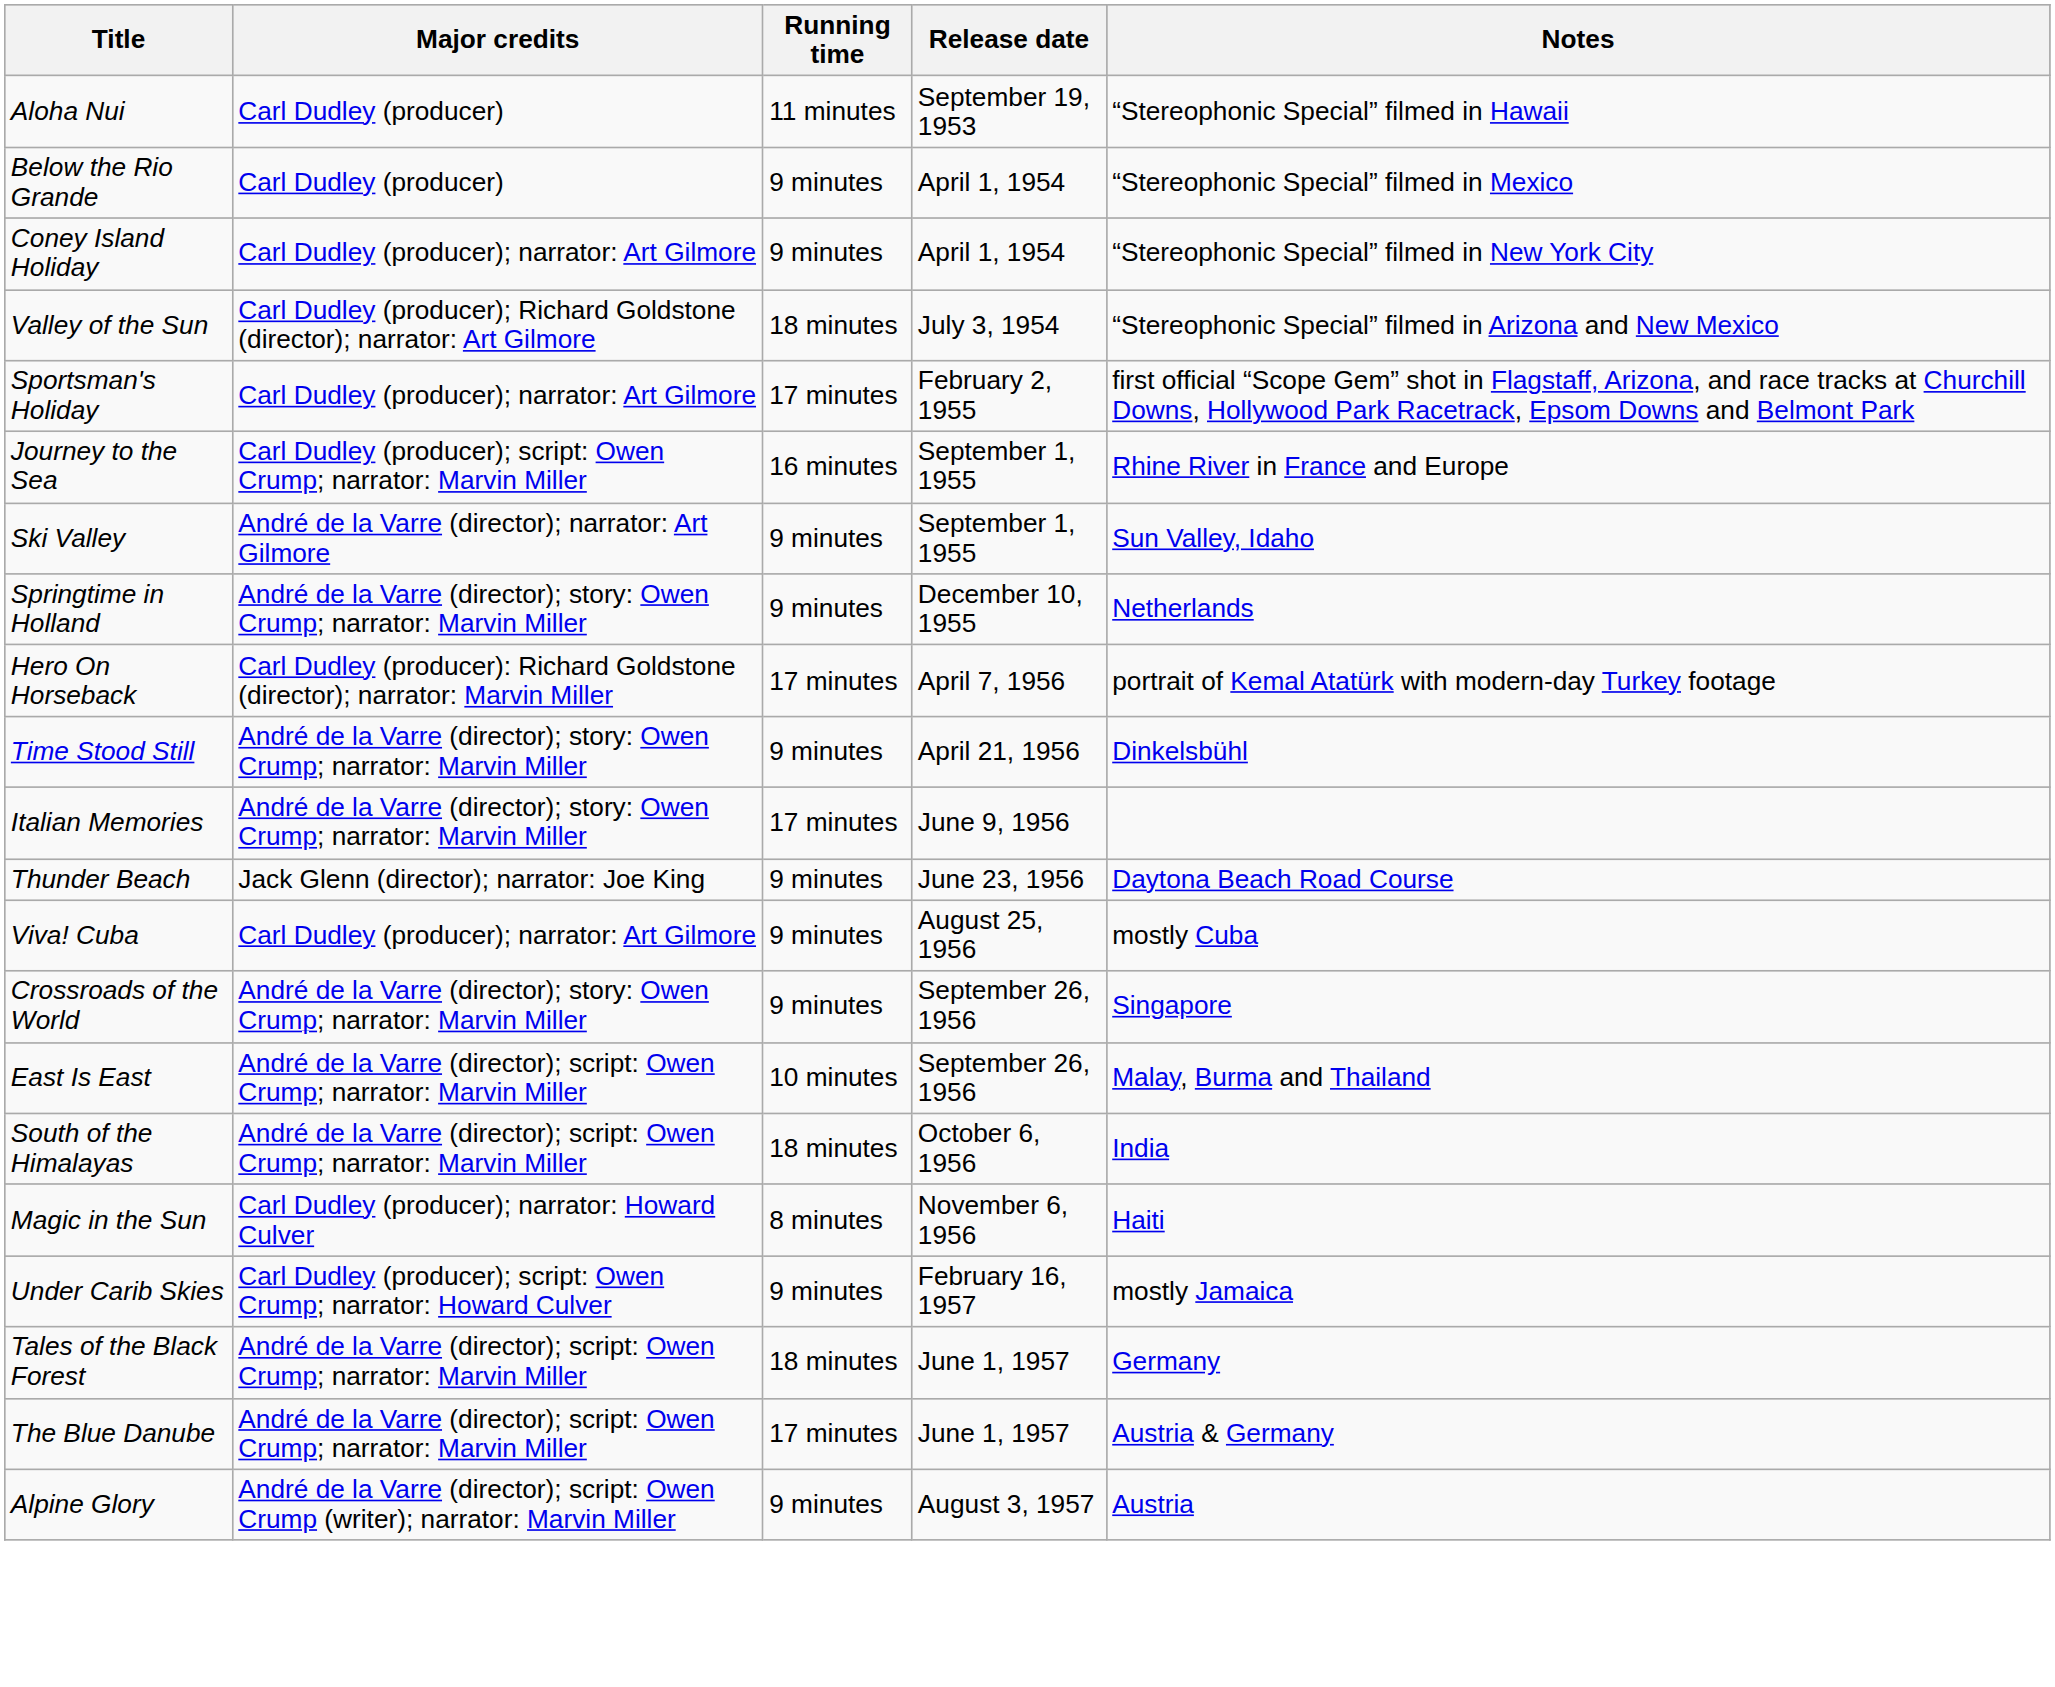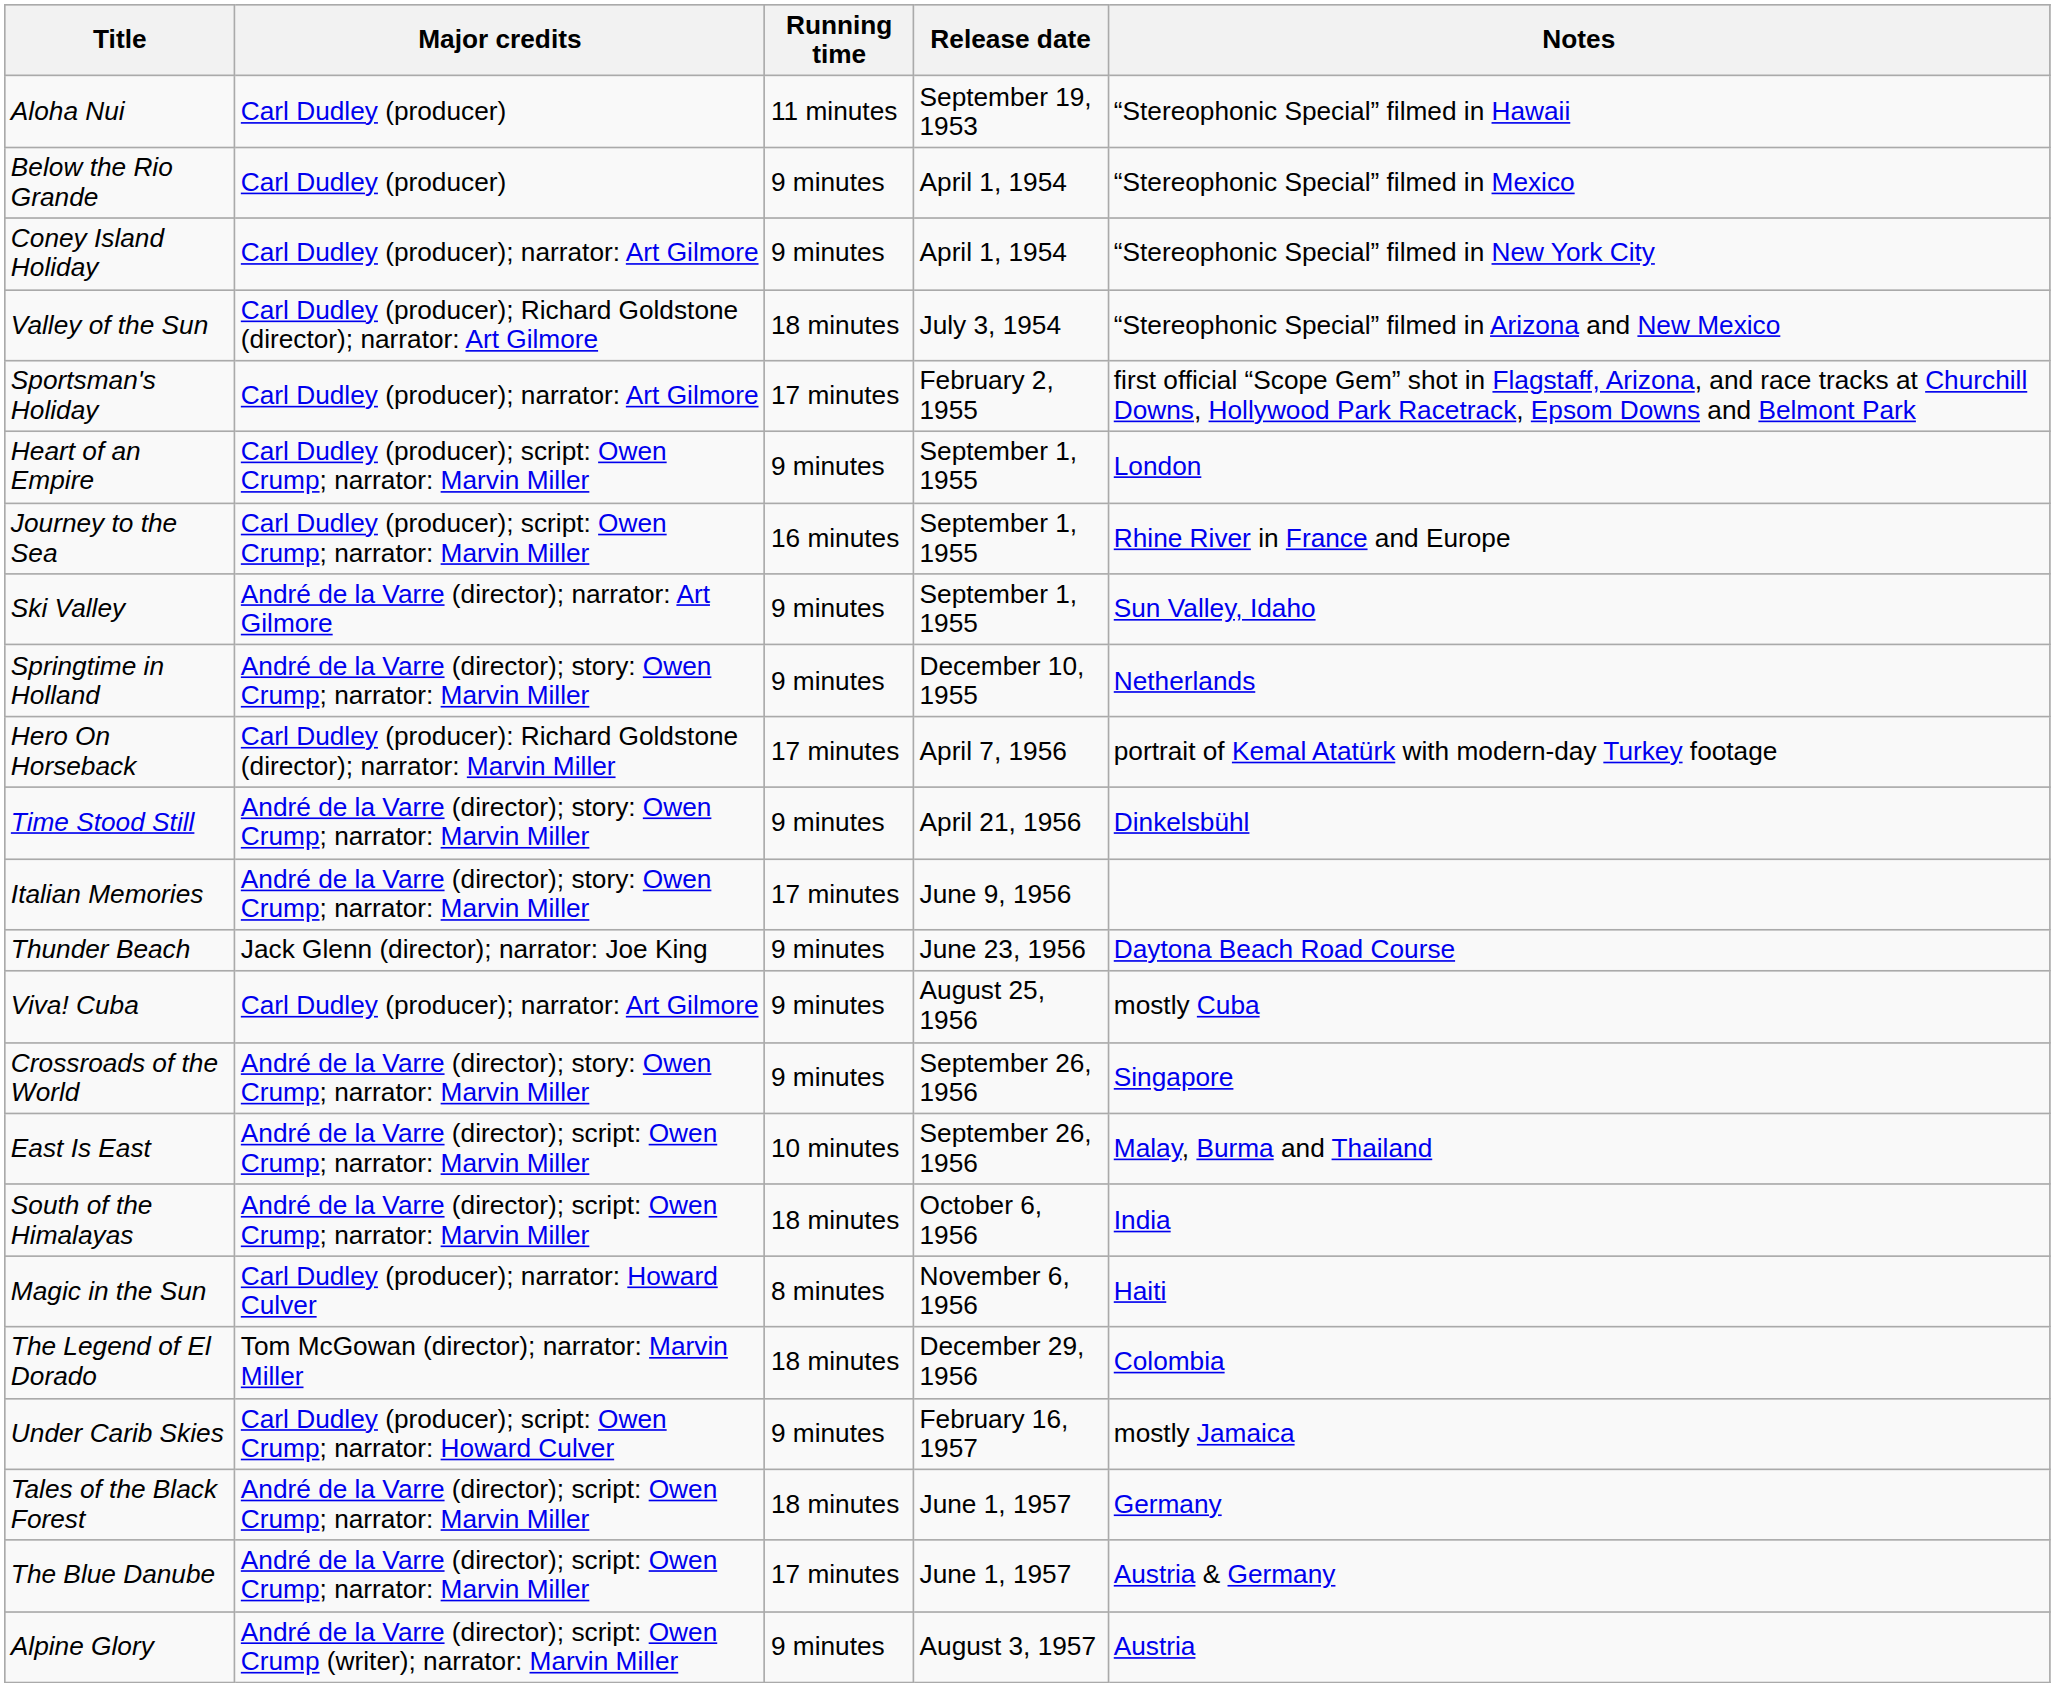+ row: (76, 466)
+ row: (111, 1362)
